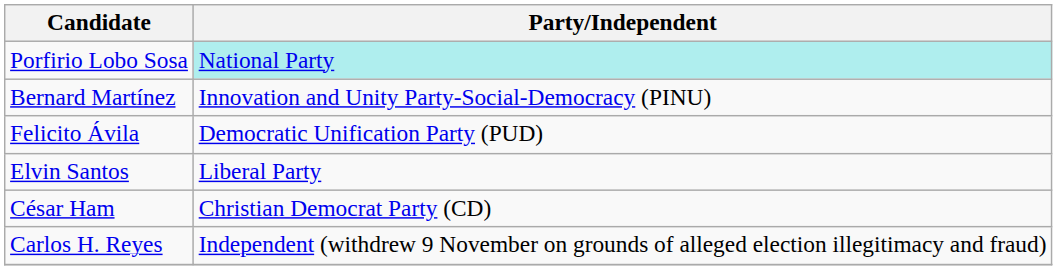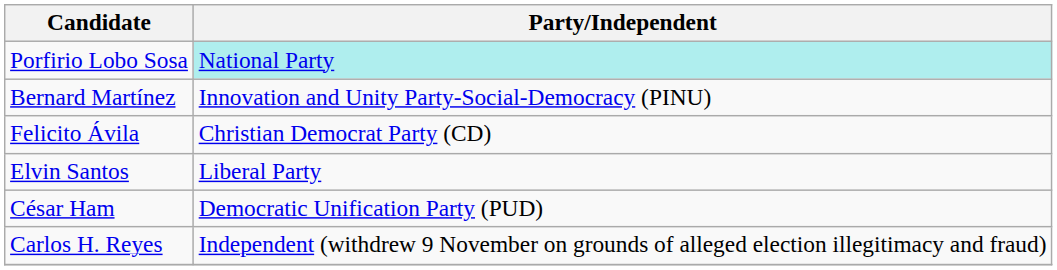(371, 134) Democratic Unification Party (PUD) -> (345, 134) Christian Democrat Party (CD)
(345, 208) Christian Democrat Party (CD) -> (371, 208) Democratic Unification Party (PUD)
